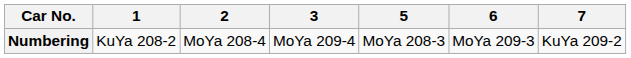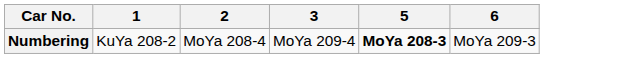- column: (582, 16)
(404, 41) normal -> (404, 41) bold
